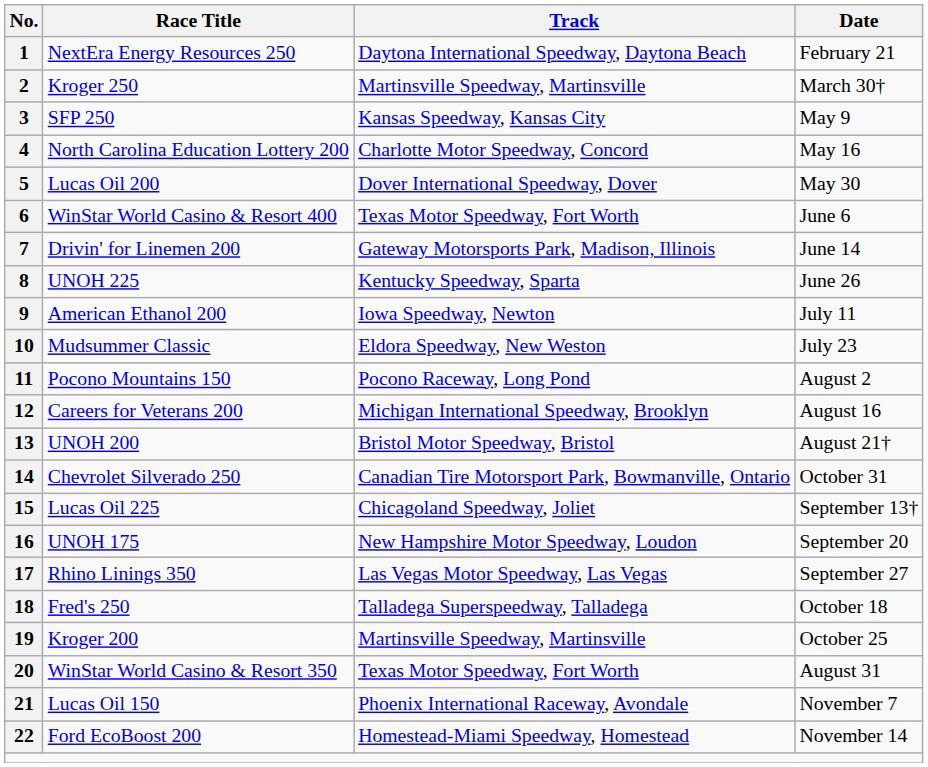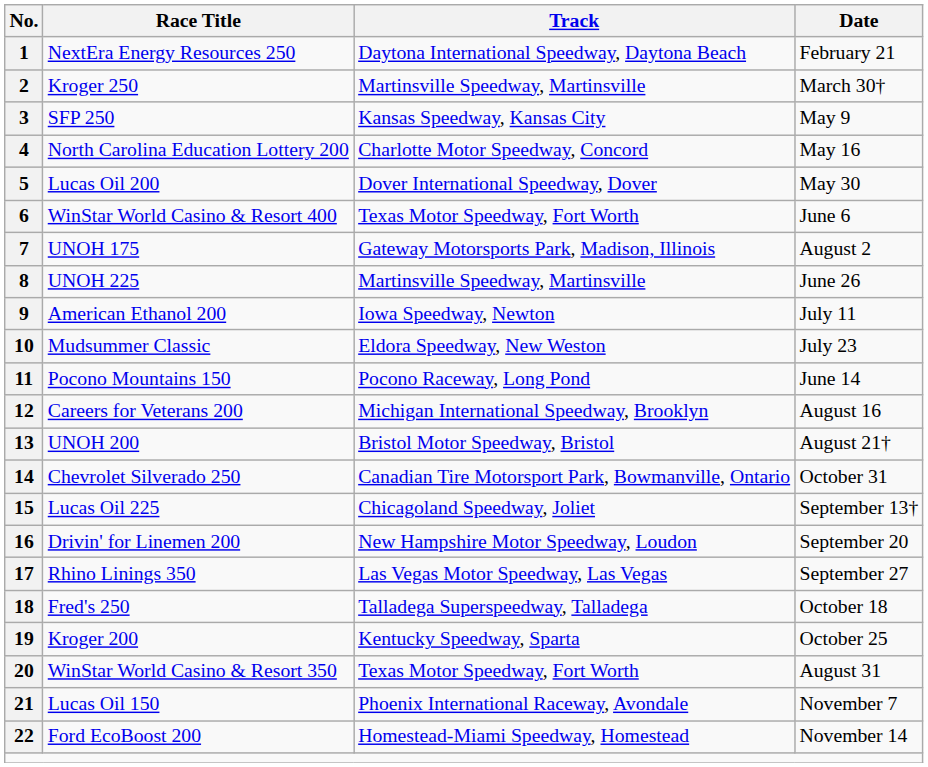(144, 248) Drivin' for Linemen 200 -> (93, 248) UNOH 175
(830, 248) June 14 -> (835, 248) August 2
(469, 280) Kentucky Speedway, Sparta -> (502, 280) Martinsville Speedway, Martinsville
(835, 378) August 2 -> (830, 378) June 14
(93, 540) UNOH 175 -> (144, 540) Drivin' for Linemen 200
(502, 638) Martinsville Speedway, Martinsville -> (469, 638) Kentucky Speedway, Sparta
